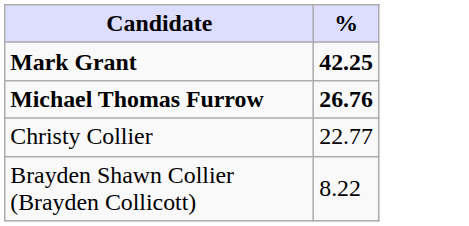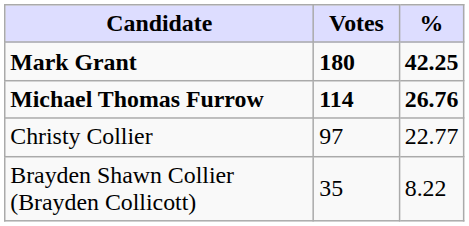+ column: (356, 23)
